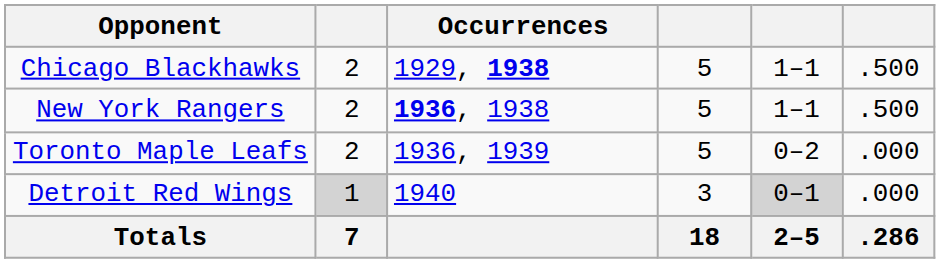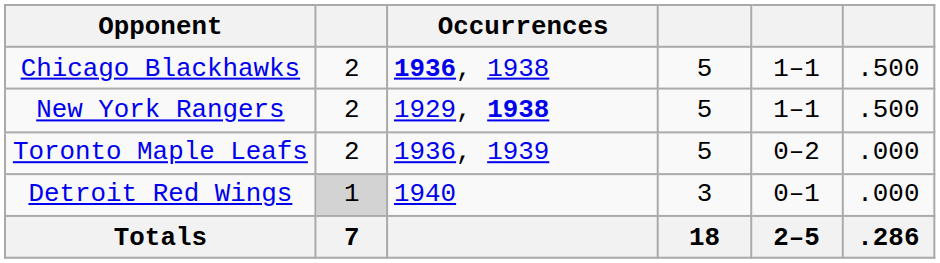(472, 68) 1929, 1938 -> (472, 68) 1936, 1938
(472, 110) 1936, 1938 -> (472, 110) 1929, 1938
(796, 195) lightgrey background -> (796, 195) no background
